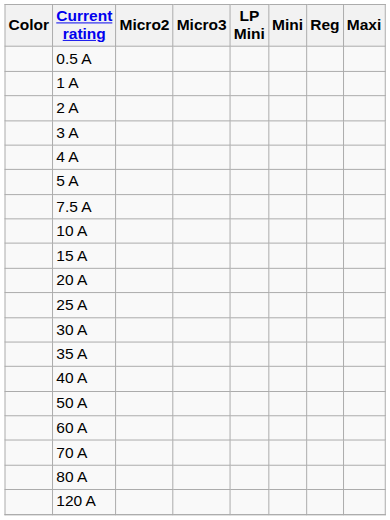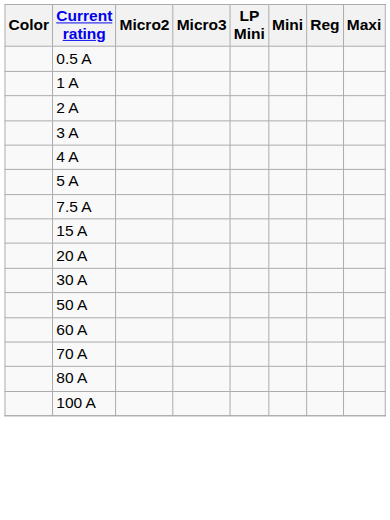- row: (72, 231)
- row: (72, 305)
- row: (72, 354)
- row: (72, 378)
+ row: (76, 403)
- row: (76, 501)
